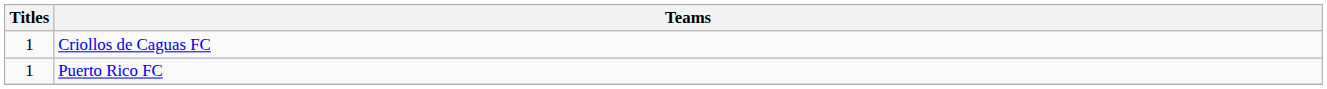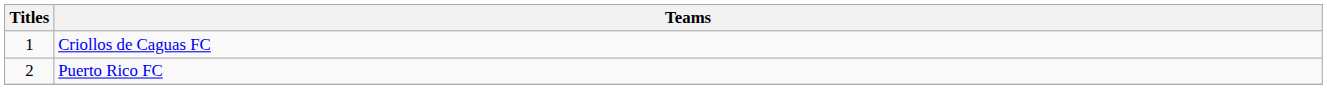(29, 71) 1 -> (29, 71) 2
